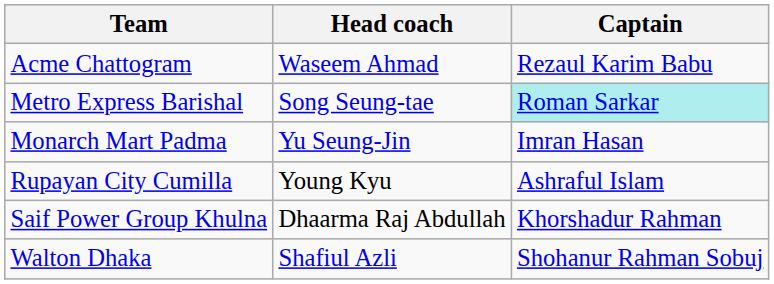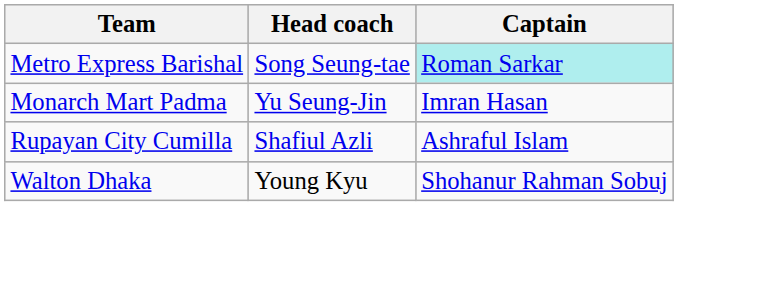- row: (101, 63)
(335, 180) Young Kyu -> (314, 141) Shafiul Azli
- row: (139, 219)
(338, 258) Shafiul Azli -> (311, 180) Young Kyu
